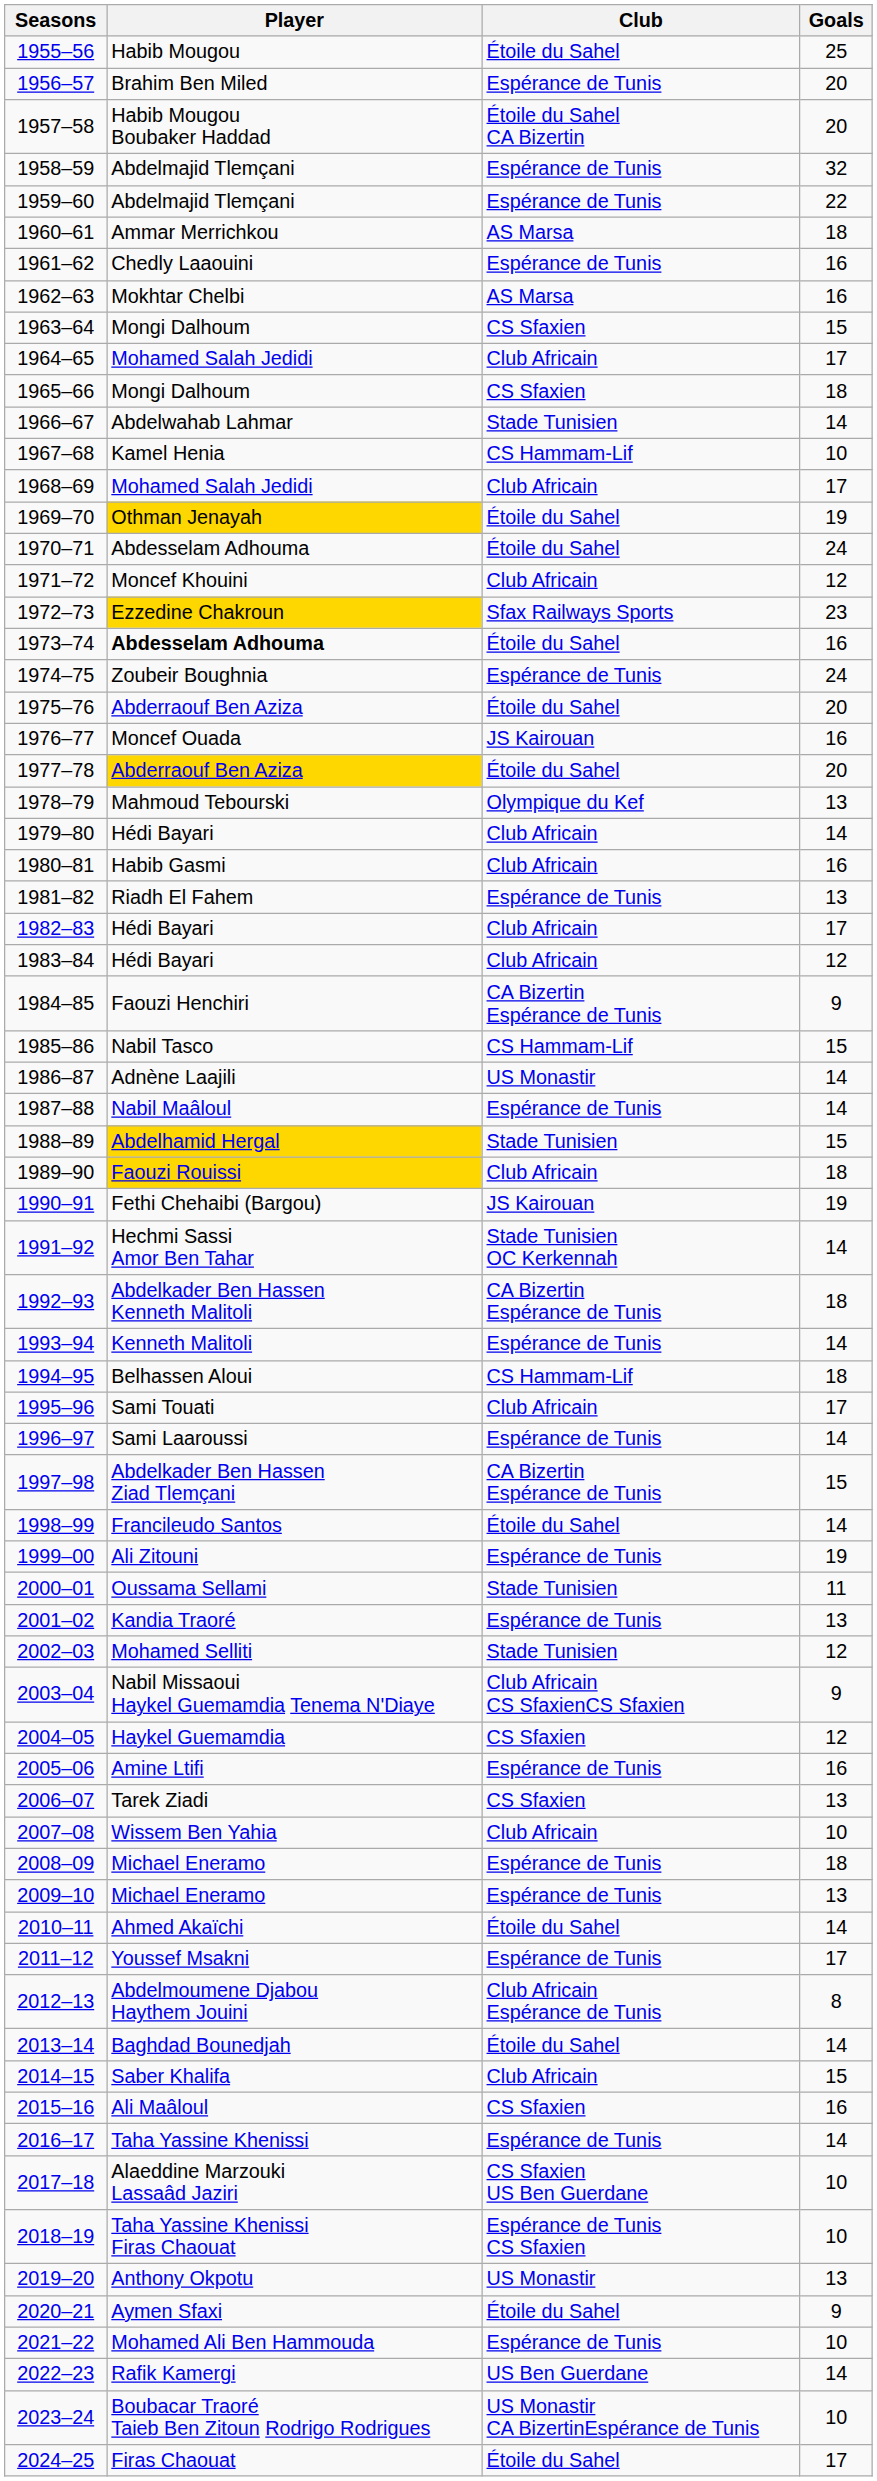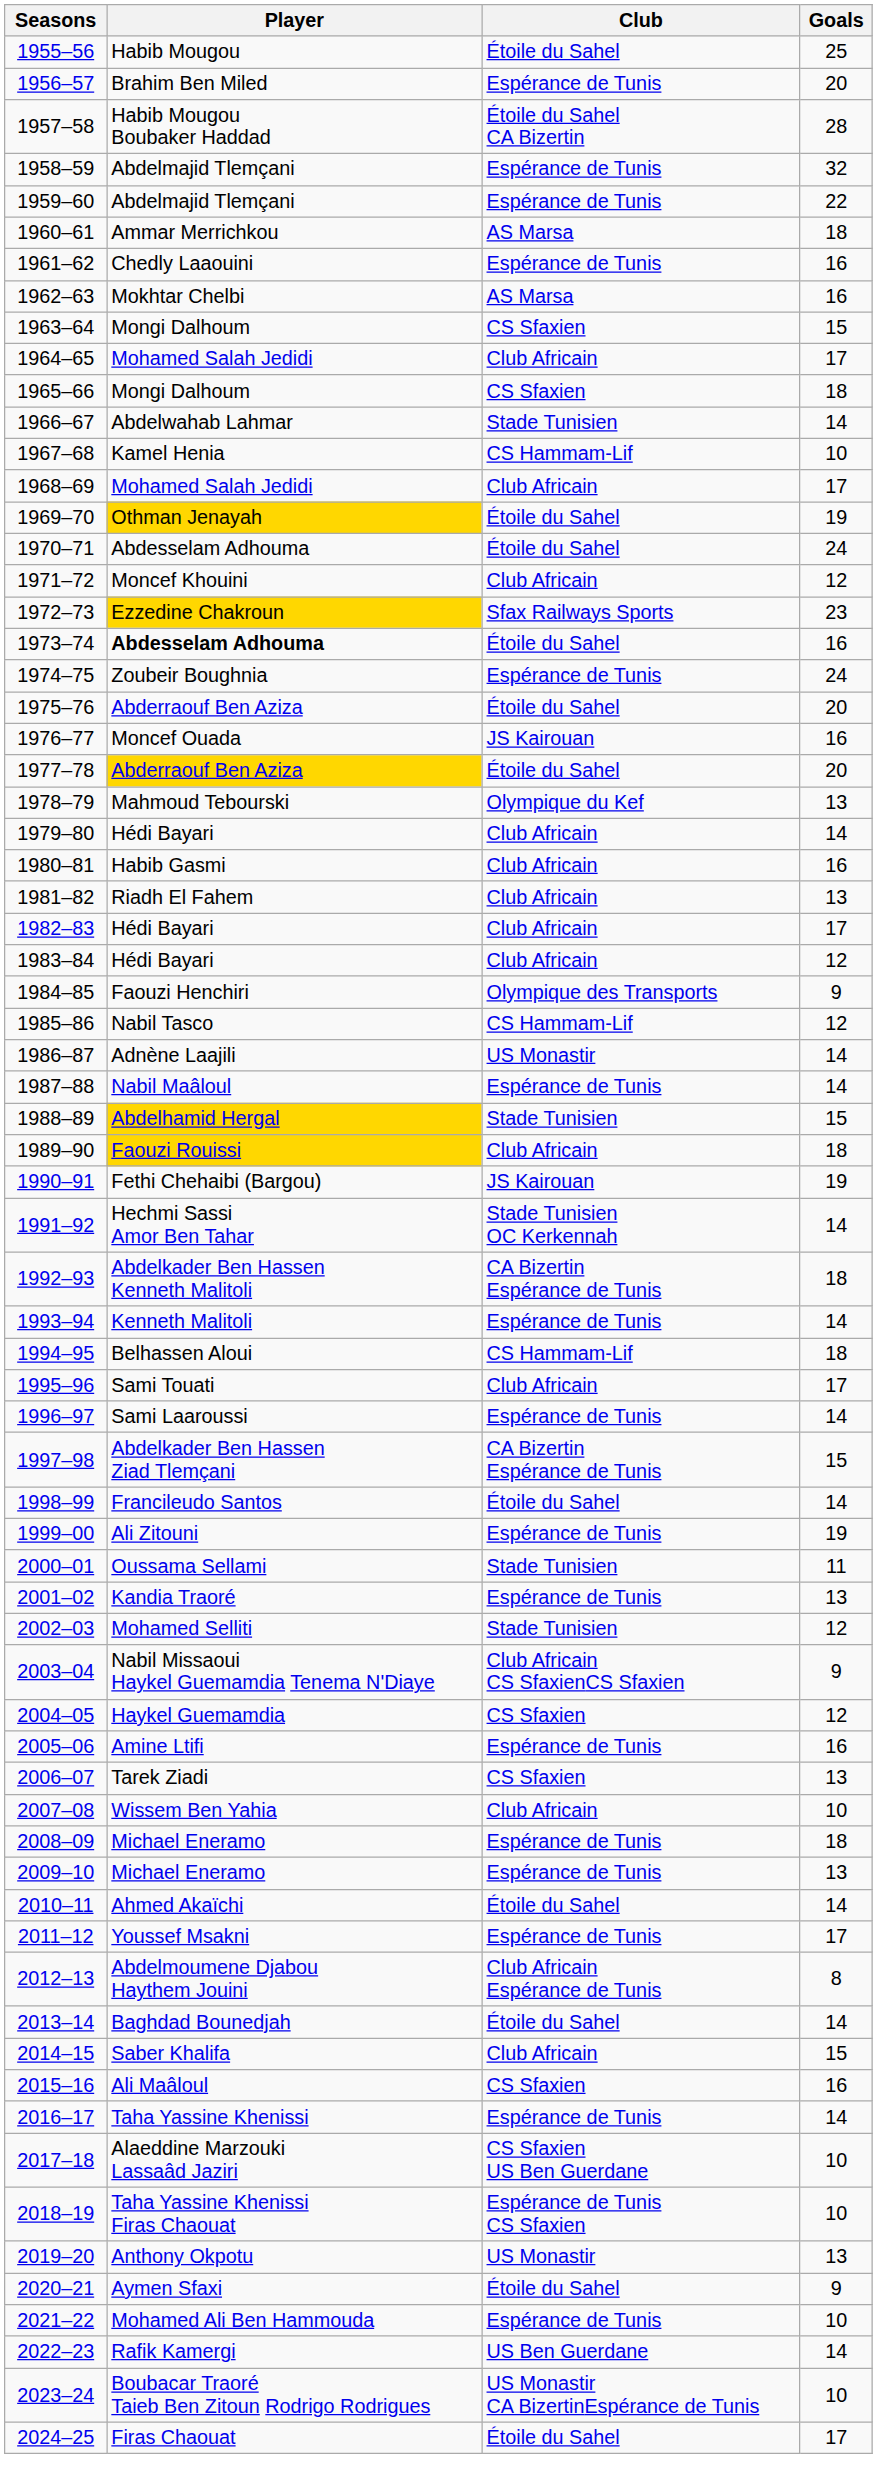(836, 126) 20 -> (836, 126) 28
(574, 896) Espérance de Tunis -> (542, 896) Club Africain
(574, 1003) CA Bizertin Espérance de Tunis -> (602, 991) Olympique des Transports
(836, 1046) 15 -> (836, 1023) 12
